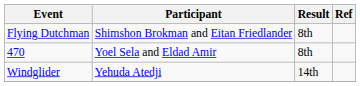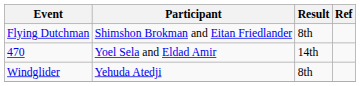(305, 52) 8th -> (308, 52) 14th
(308, 72) 14th -> (305, 72) 8th
